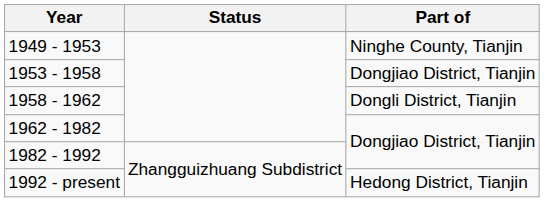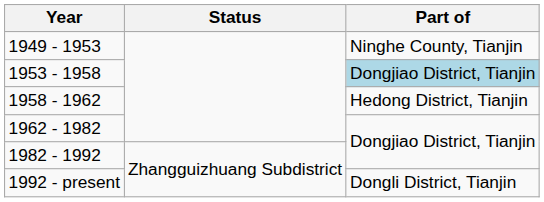(443, 73) no background -> (443, 73) lightblue background
(433, 100) Dongli District, Tianjin -> (439, 100) Hedong District, Tianjin
(439, 182) Hedong District, Tianjin -> (433, 182) Dongli District, Tianjin
